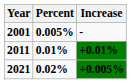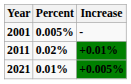(52, 50) 0.01% -> (52, 50) 0.02%
(52, 69) 0.02% -> (52, 69) 0.01%
